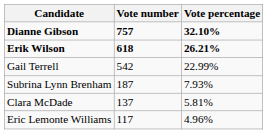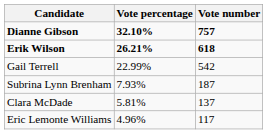columns swapped: (148, 13) <-> (222, 13)
